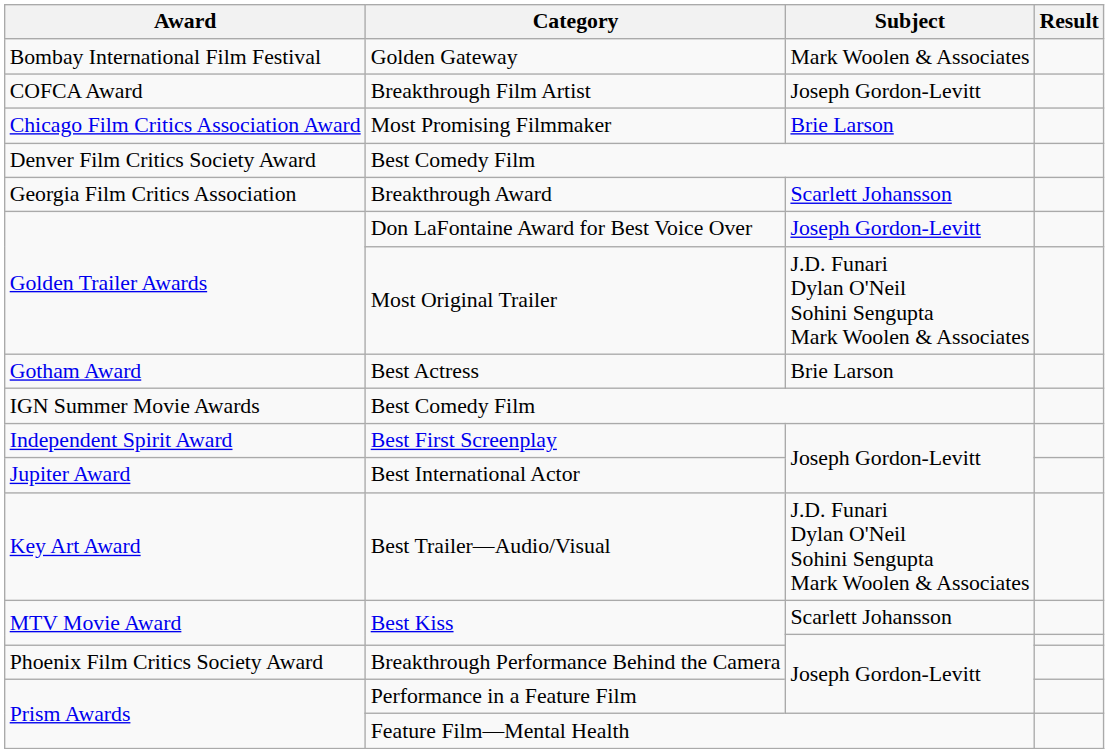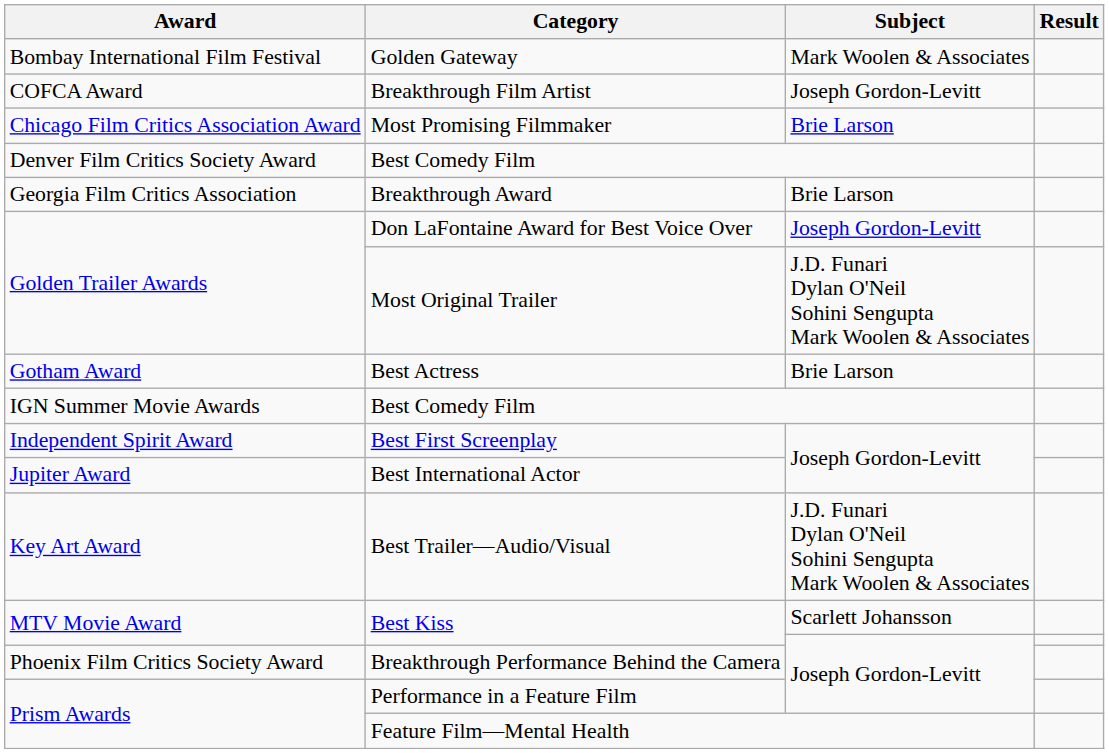(871, 194) Scarlett Johansson -> (842, 194) Brie Larson
